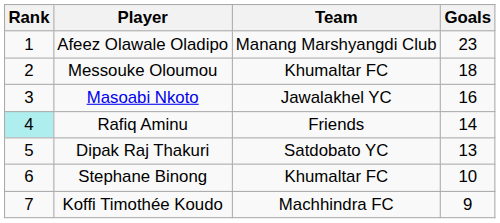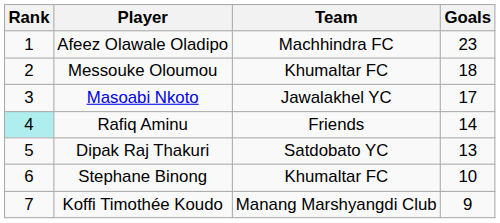(336, 44) Manang Marshyangdi Club -> (336, 44) Machhindra FC
(468, 97) 16 -> (468, 97) 17
(336, 204) Machhindra FC -> (336, 204) Manang Marshyangdi Club
